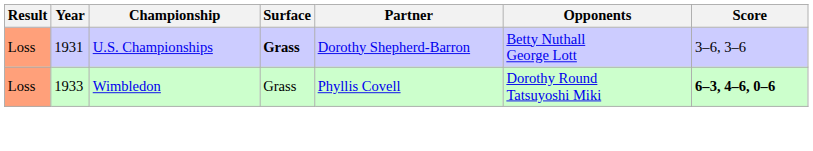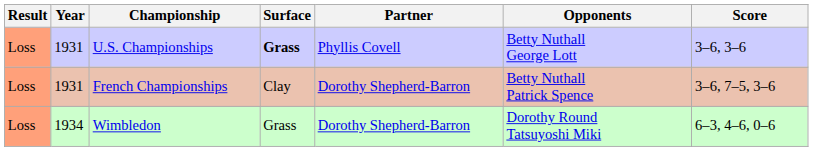(394, 47) Dorothy Shepherd-Barron -> (359, 47) Phyllis Covell
+ row: (160, 86)
(69, 86) 1933 -> (69, 126) 1934
(359, 86) Phyllis Covell -> (394, 126) Dorothy Shepherd-Barron
(735, 86) bold -> (735, 126) normal
